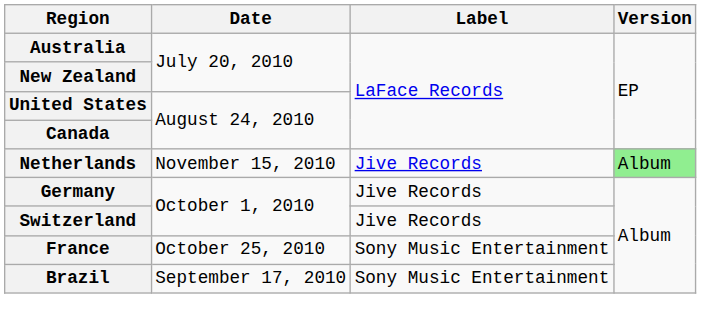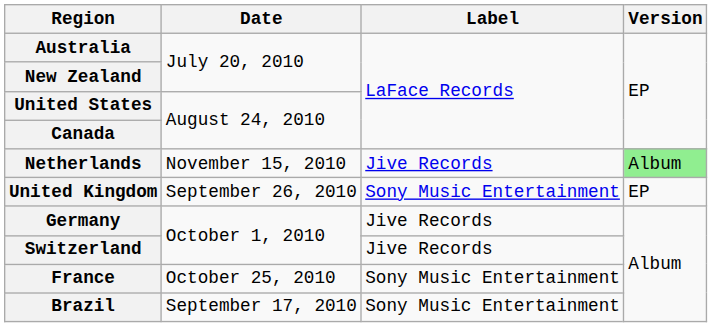+ row: (83, 192)
